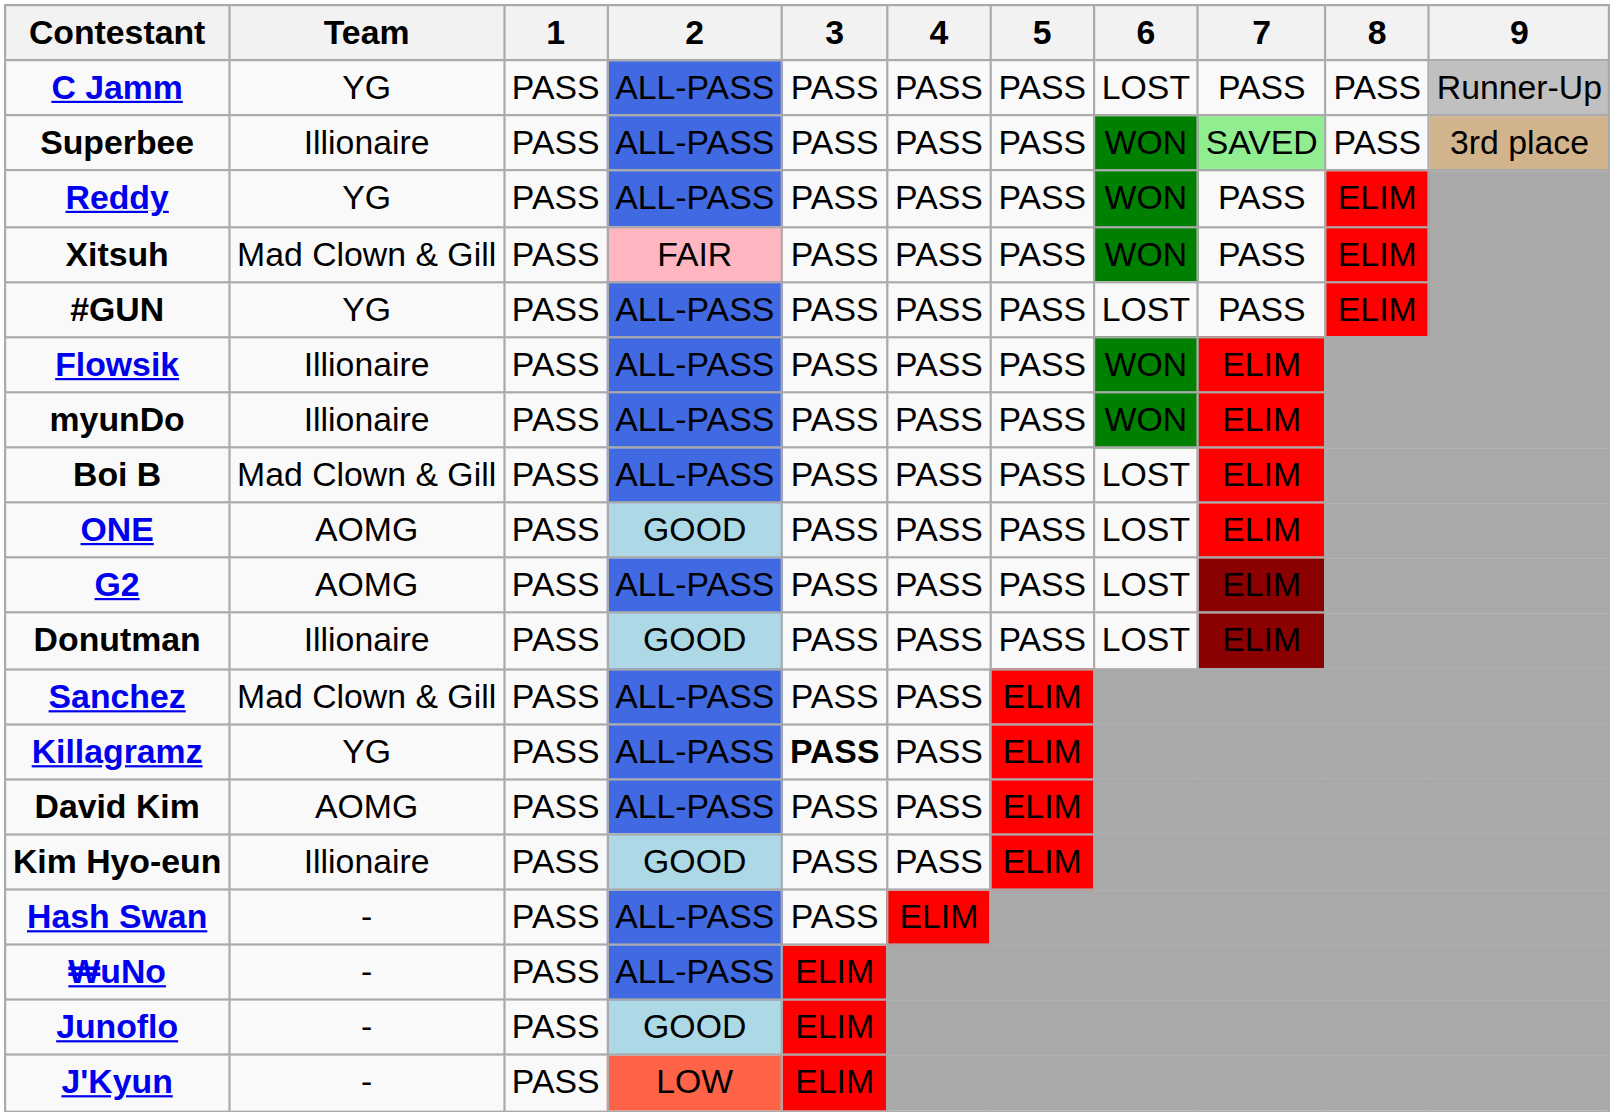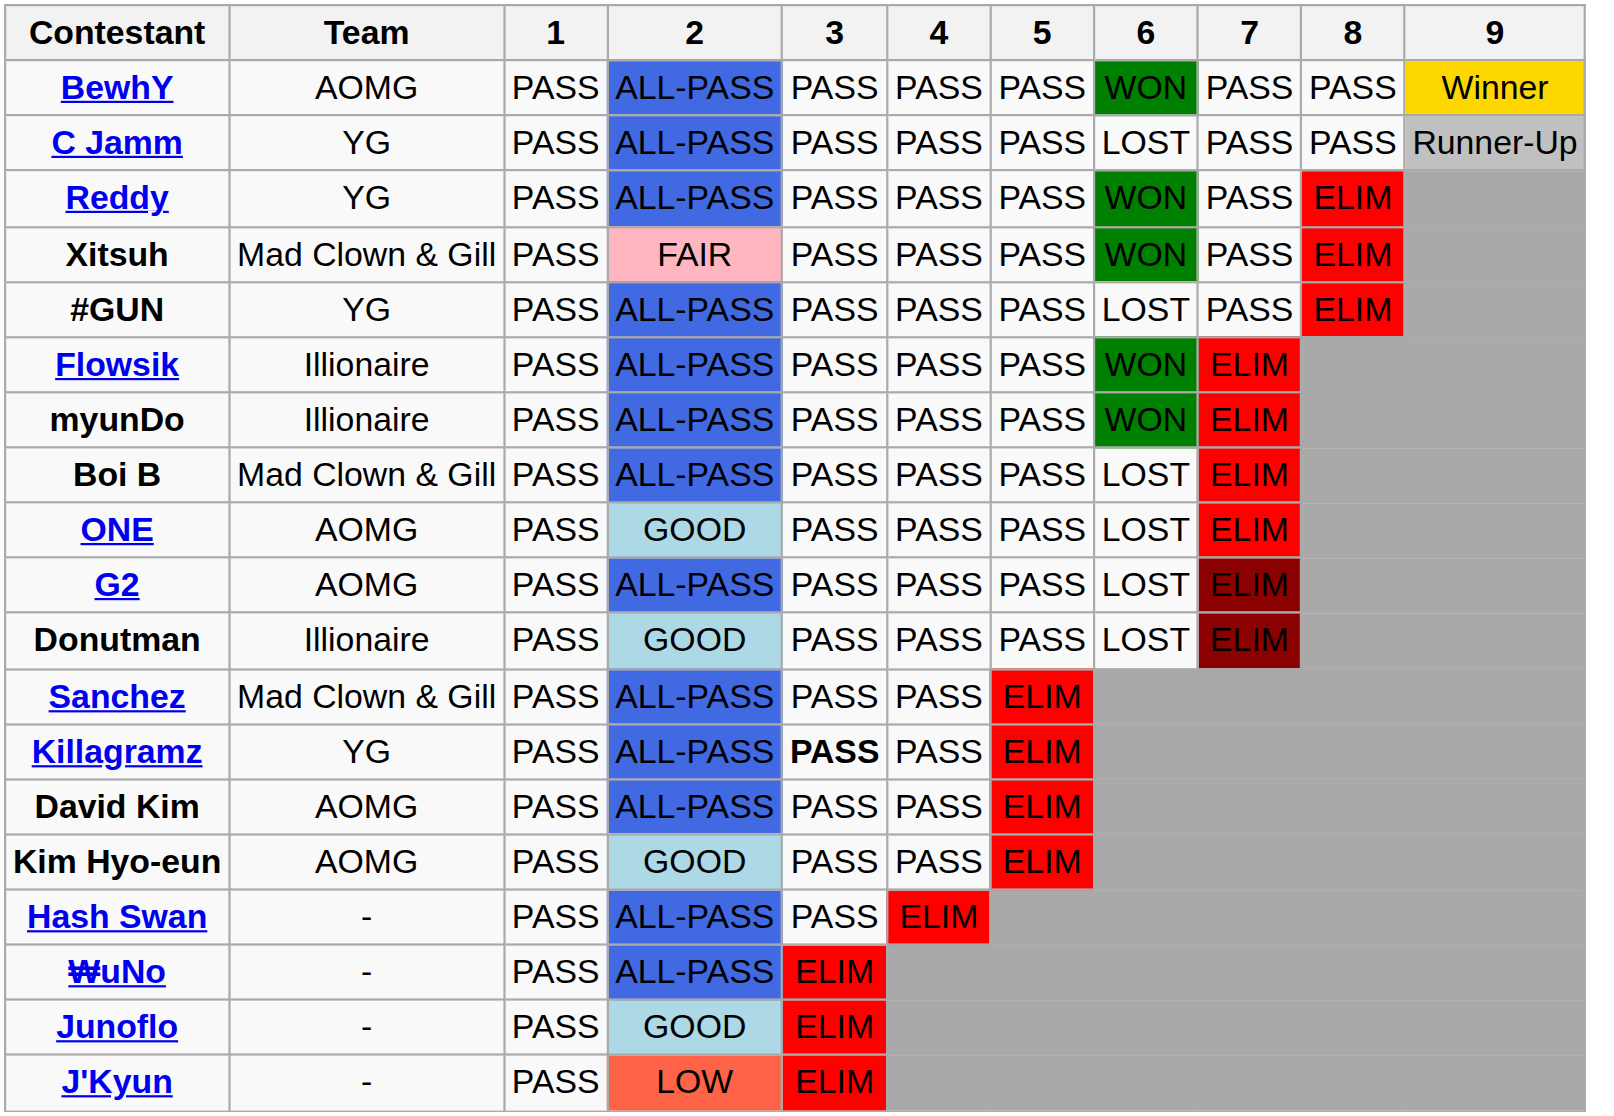+ row: (117, 87)
- row: (117, 143)
(367, 861) Illionaire -> (367, 861) AOMG
